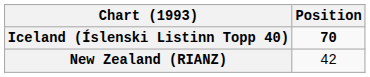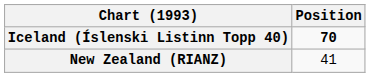(329, 61) 42 -> (329, 61) 41
